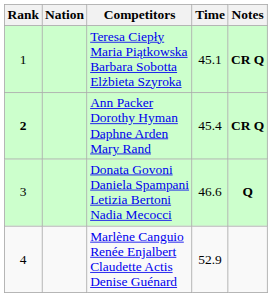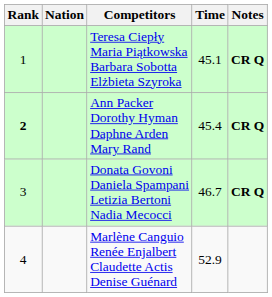(210, 192) 46.6 -> (210, 192) 46.7
(248, 192) Q -> (248, 192) CR Q
